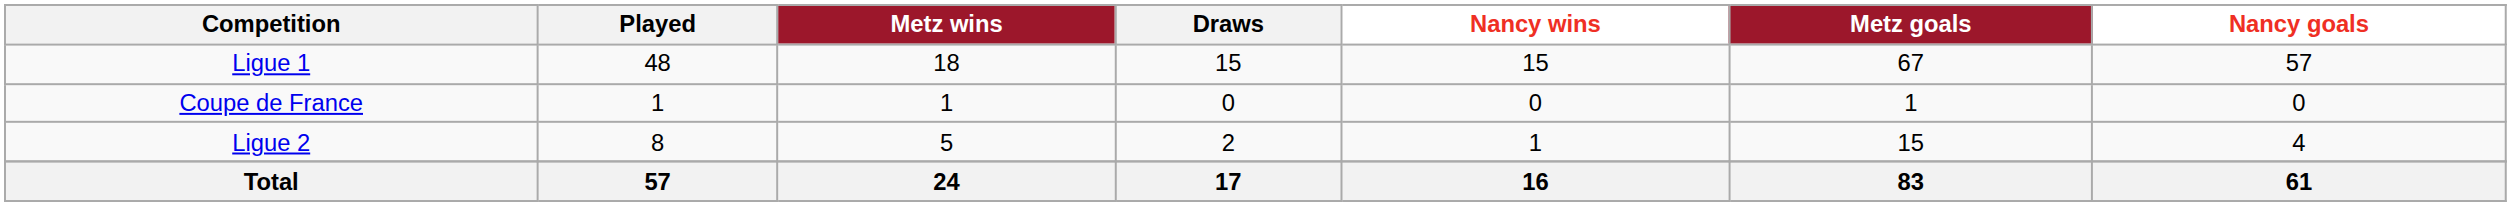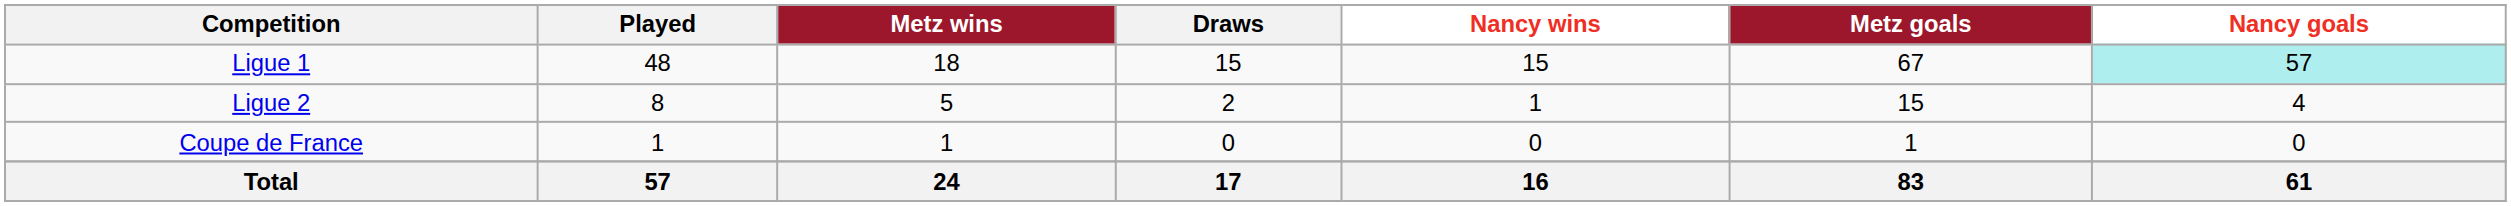(2299, 64) no background -> (2299, 64) paleturquoise background
rows swapped: (271, 142) <-> (271, 103)
